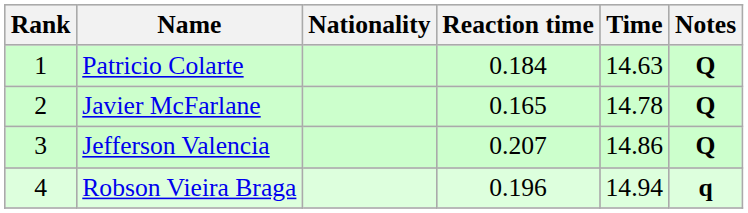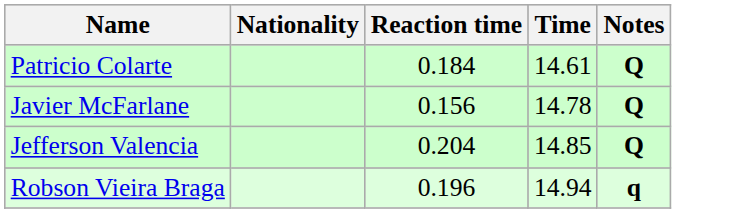- column: (41, 24)
(634, 65) 14.63 -> (563, 65) 14.61
(518, 106) 0.165 -> (446, 106) 0.156
(518, 146) 0.207 -> (446, 146) 0.204
(634, 146) 14.86 -> (563, 146) 14.85
